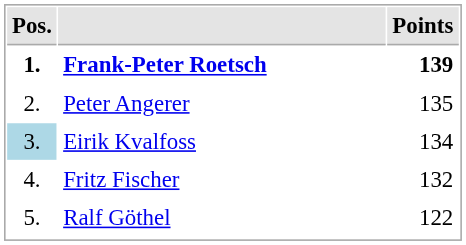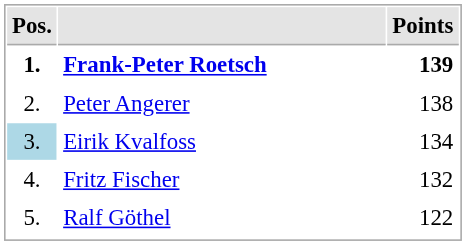(436, 103) 135 -> (436, 103) 138
